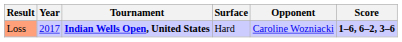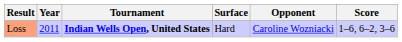(50, 28) 2017 -> (49, 28) 2011
(367, 28) bold -> (367, 28) normal
